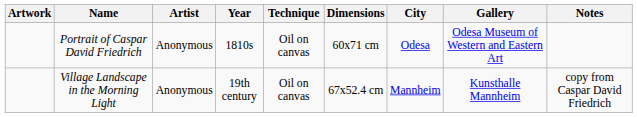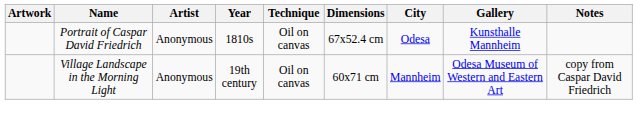(356, 45) 60x71 cm -> (356, 38) 67x52.4 cm
(495, 45) Odesa Museum of Western and Eastern Art -> (495, 38) Kunsthalle Mannheim
(356, 90) 67x52.4 cm -> (356, 77) 60x71 cm
(495, 90) Kunsthalle Mannheim -> (495, 77) Odesa Museum of Western and Eastern Art
